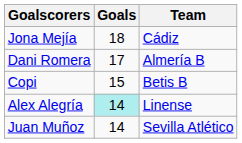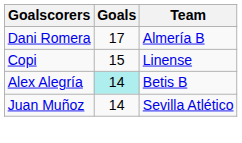- row: (42, 37)
(165, 82) Betis B -> (167, 60) Linense
(167, 104) Linense -> (165, 82) Betis B
